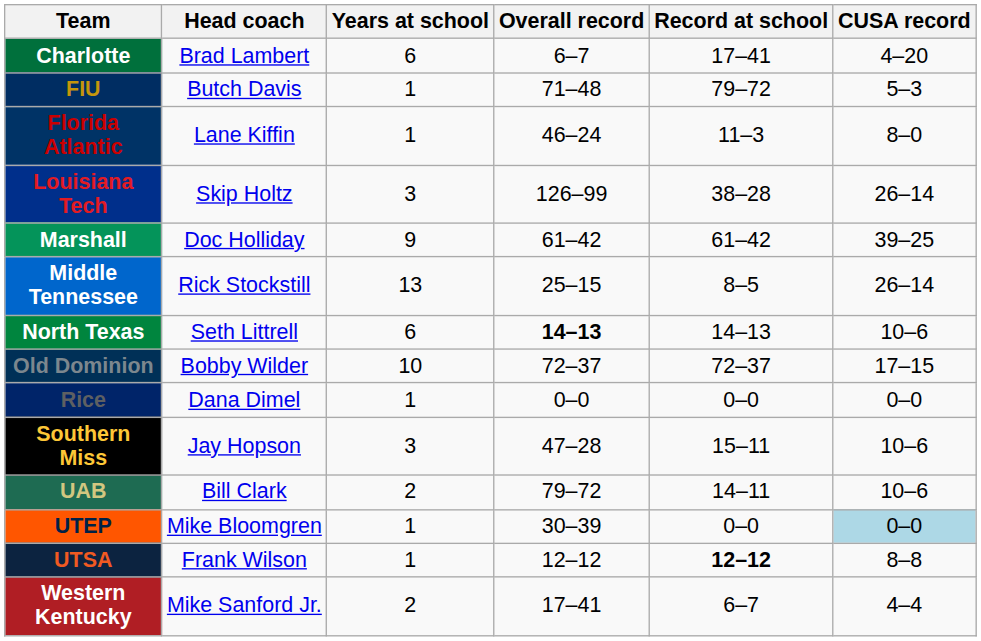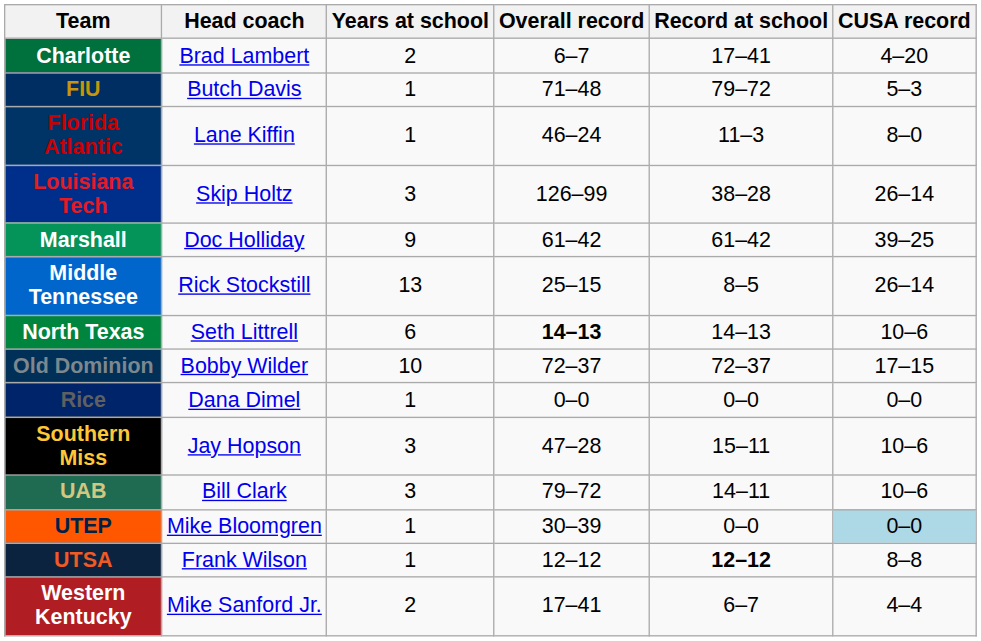(410, 55) 6 -> (410, 55) 2
(410, 492) 2 -> (410, 492) 3
